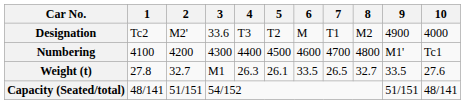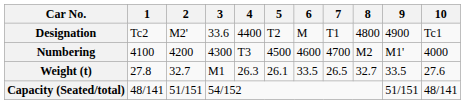(244, 33) T3 -> (250, 33) 4400
(364, 33) M2 -> (368, 33) 4800
(436, 33) 4000 -> (433, 33) Tc1
(250, 52) 4400 -> (244, 52) T3
(368, 52) 4800 -> (364, 52) M2
(433, 52) Tc1 -> (436, 52) 4000
